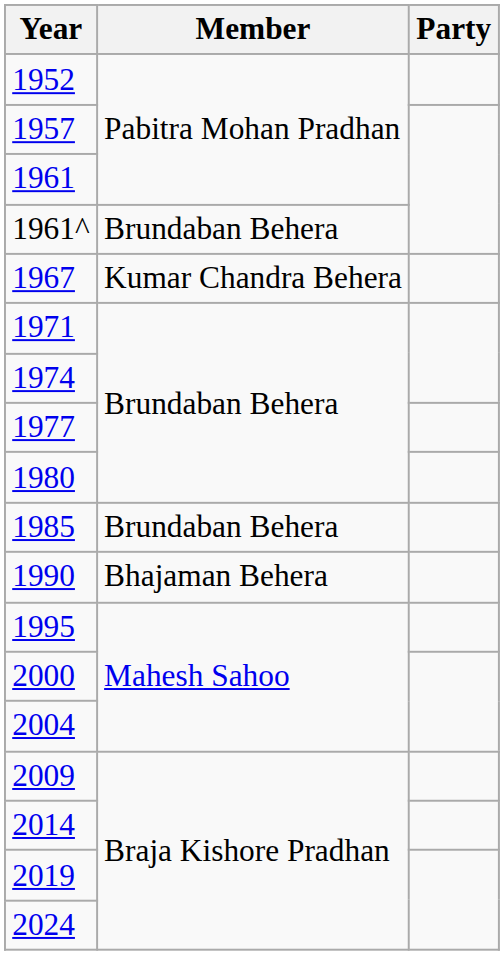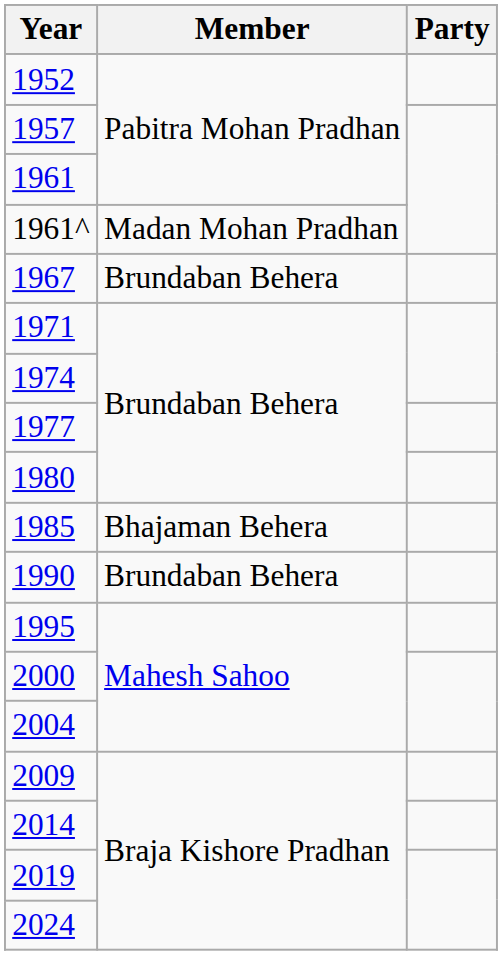(221, 228) Brundaban Behera -> (251, 228) Madan Mohan Pradhan
(253, 278) Kumar Chandra Behera -> (221, 278) Brundaban Behera
(221, 526) Brundaban Behera -> (216, 526) Bhajaman Behera
(216, 576) Bhajaman Behera -> (221, 576) Brundaban Behera
